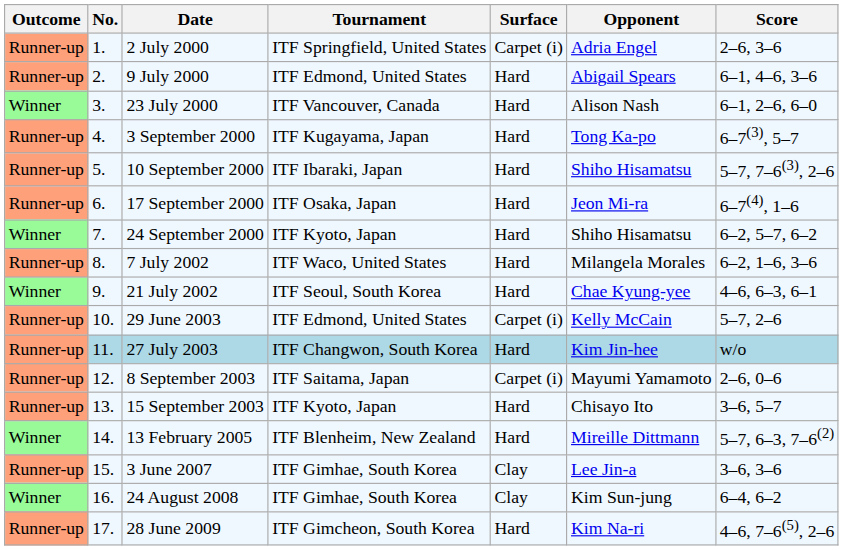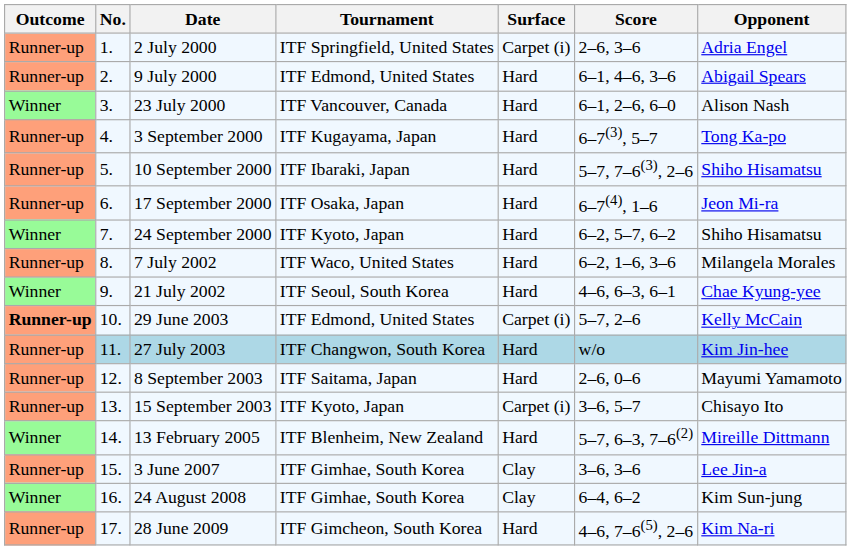columns swapped: (641, 18) <-> (777, 18)
(46, 319) normal -> (50, 319) bold
(529, 377) Carpet (i) -> (520, 377) Hard
(512, 405) Hard -> (536, 405) Carpet (i)
